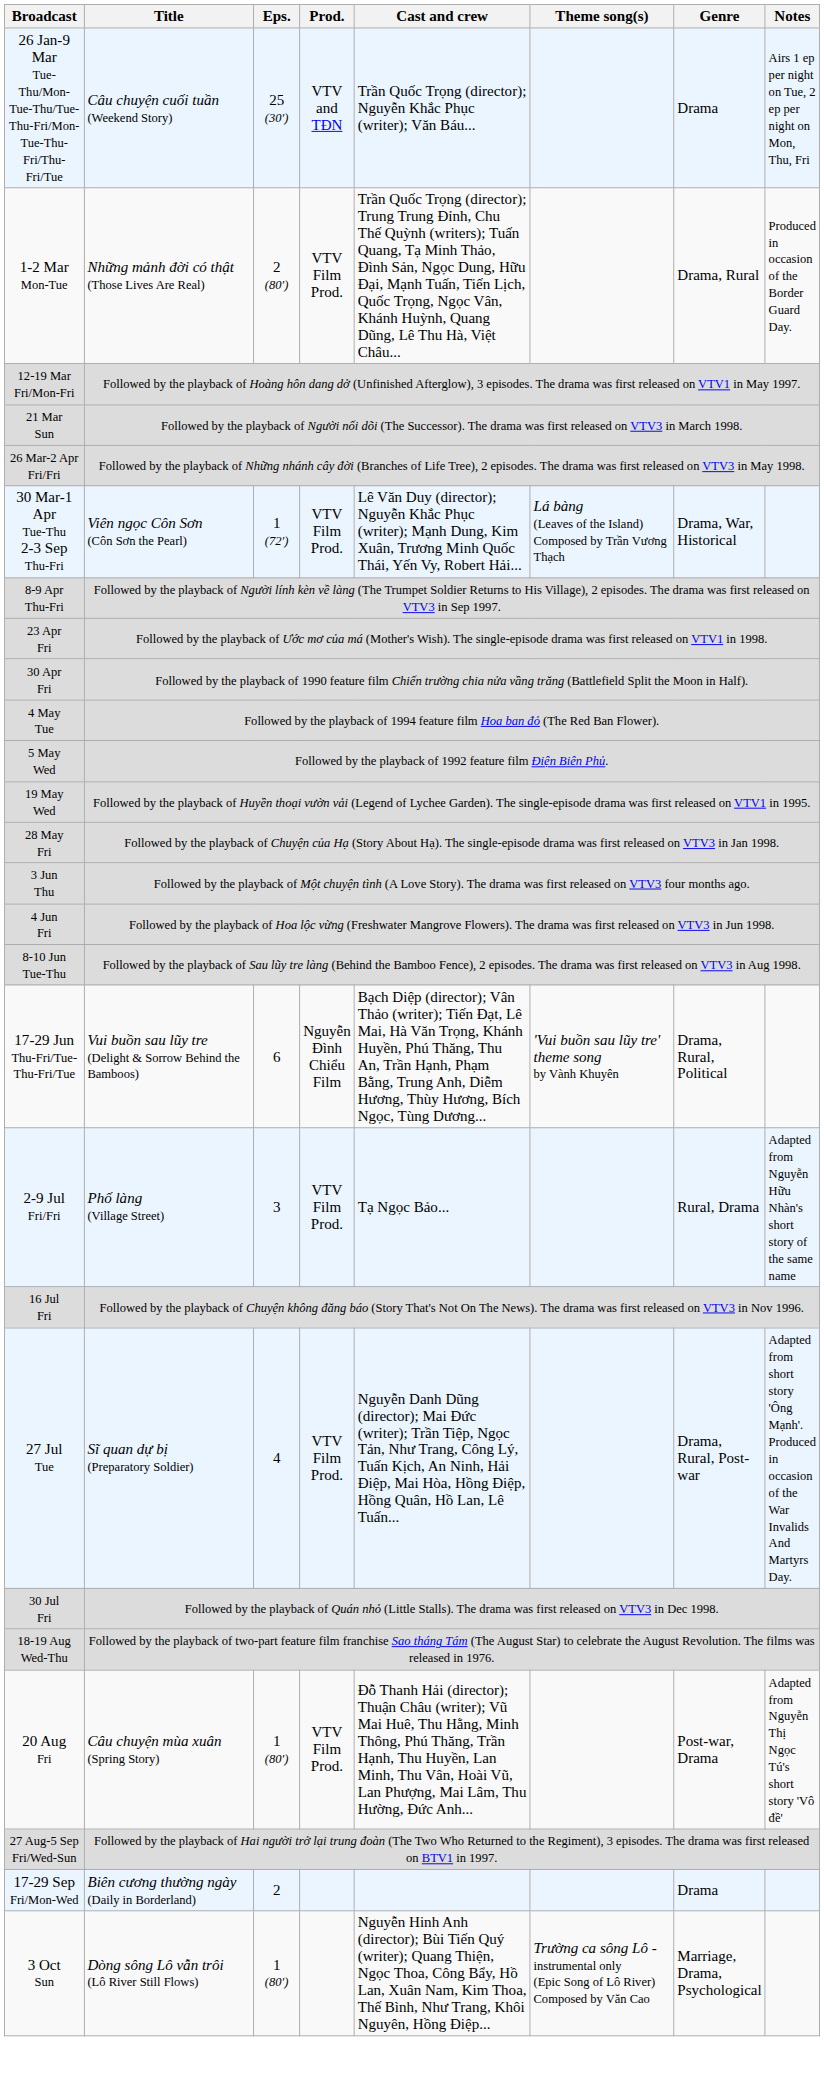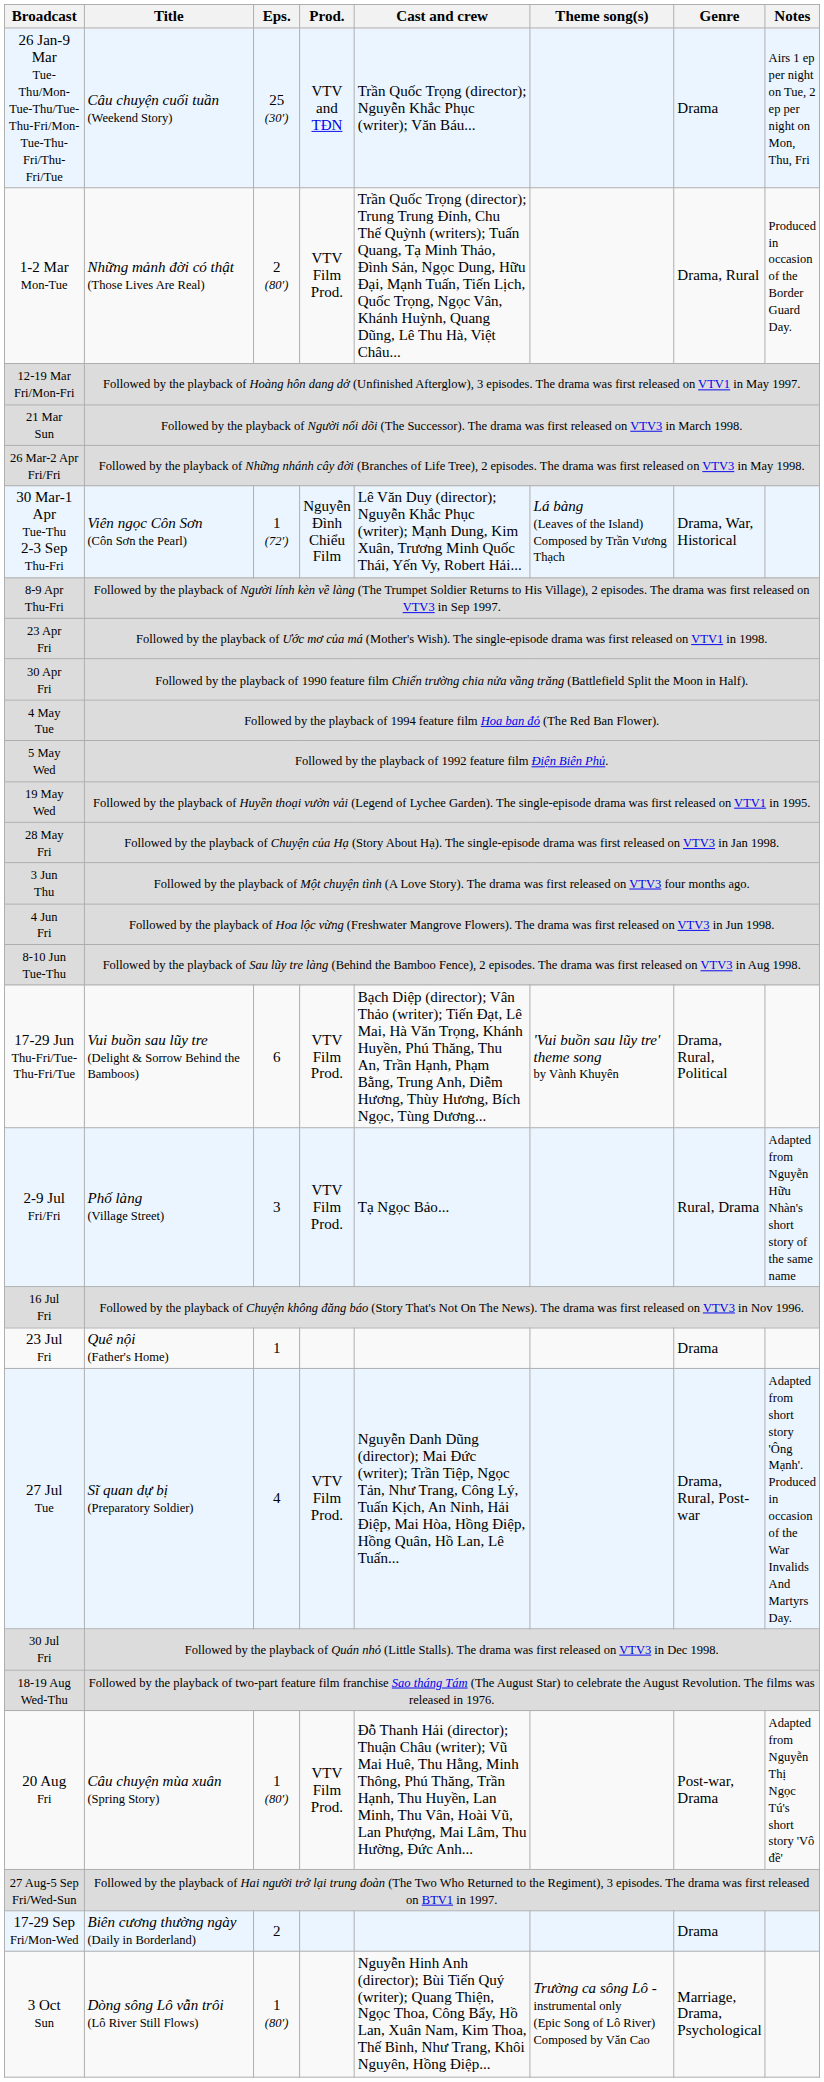(327, 531) VTV Film Prod. -> (327, 531) Nguyễn Đình Chiểu Film
(327, 1056) Nguyễn Đình Chiểu Film -> (327, 1056) VTV Film Prod.
+ row: (44, 1347)
